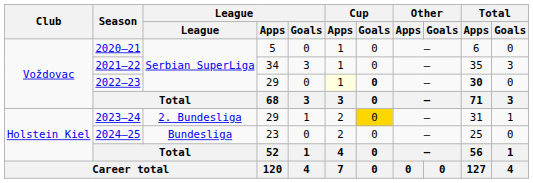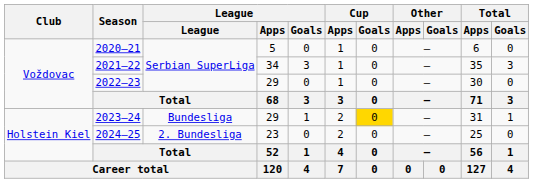(340, 83) lightyellow background -> (340, 83) no background
(374, 83) bold -> (374, 83) normal
(476, 83) bold -> (476, 83) normal
(200, 117) 2. Bundesliga -> (200, 117) Bundesliga
(200, 135) Bundesliga -> (200, 135) 2. Bundesliga
